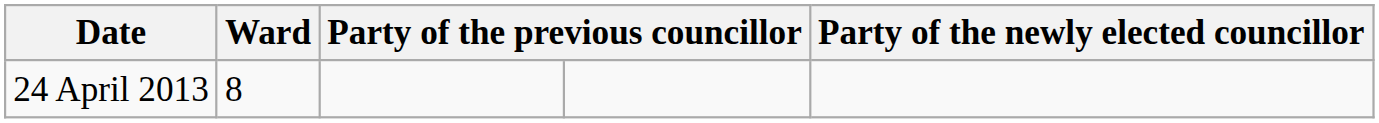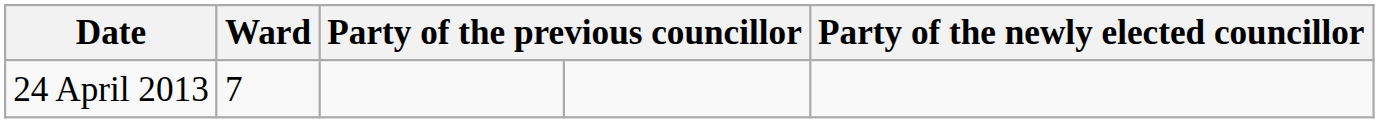(234, 88) 8 -> (234, 88) 7
